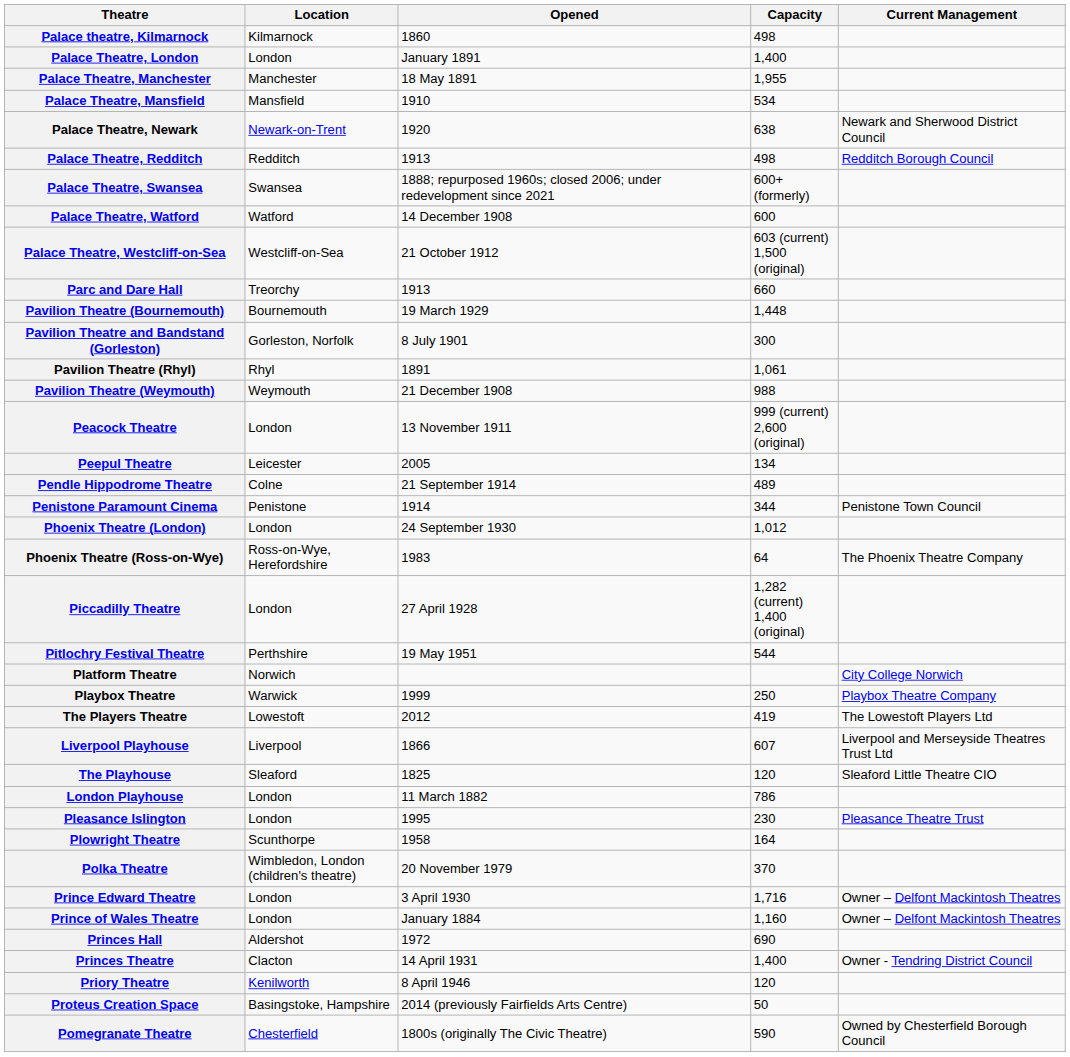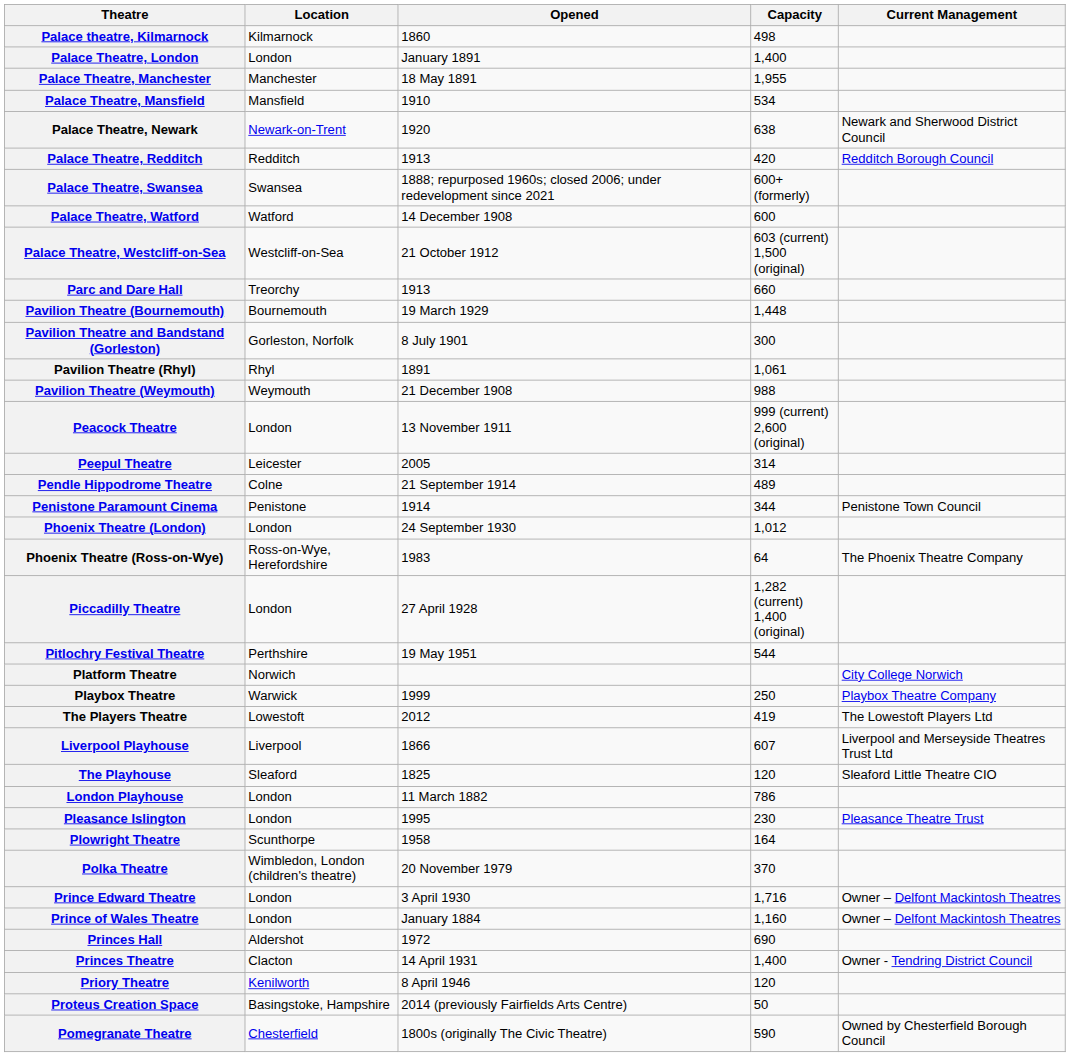(765, 158) 498 -> (765, 158) 420
(765, 464) 134 -> (765, 464) 314
